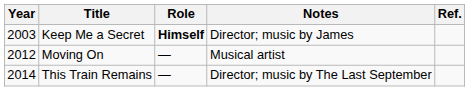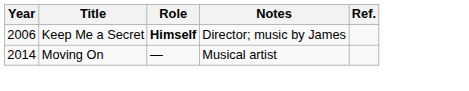(22, 34) 2003 -> (22, 34) 2006
(22, 55) 2012 -> (22, 55) 2014
- row: (97, 75)
